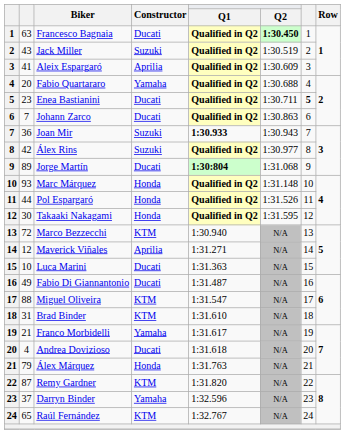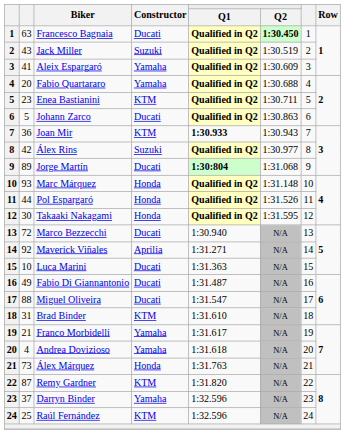(148, 66) Aprilia -> (150, 66) Yamaha
(147, 100) Ducati -> (145, 100) KTM
(308, 100) bold -> (308, 100) normal
(27, 116) 7 -> (27, 116) 5
(148, 133) Suzuki -> (145, 133) KTM
(145, 233) KTM -> (147, 233) Ducati
(27, 249) 12 -> (27, 249) 92
(145, 299) KTM -> (147, 299) Ducati
(147, 349) Ducati -> (150, 349) Yamaha
(27, 365) 79 -> (27, 365) 73
(27, 415) 65 -> (27, 415) 25
(209, 415) 1:32.767 -> (209, 415) 1:32.596
